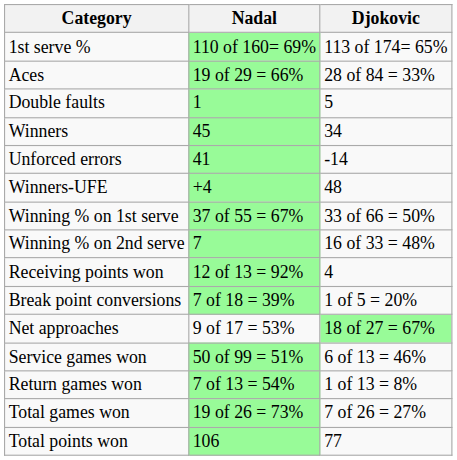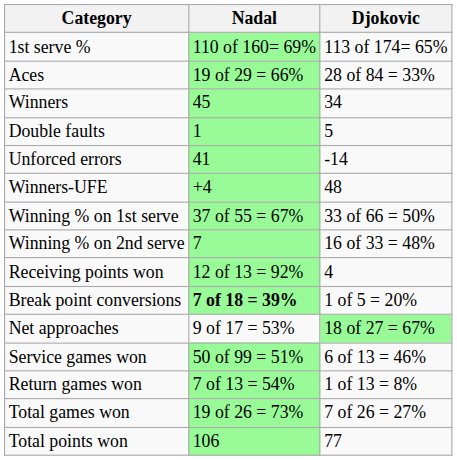rows swapped: (57, 103) <-> (38, 131)
(244, 300) normal -> (245, 300) bold
